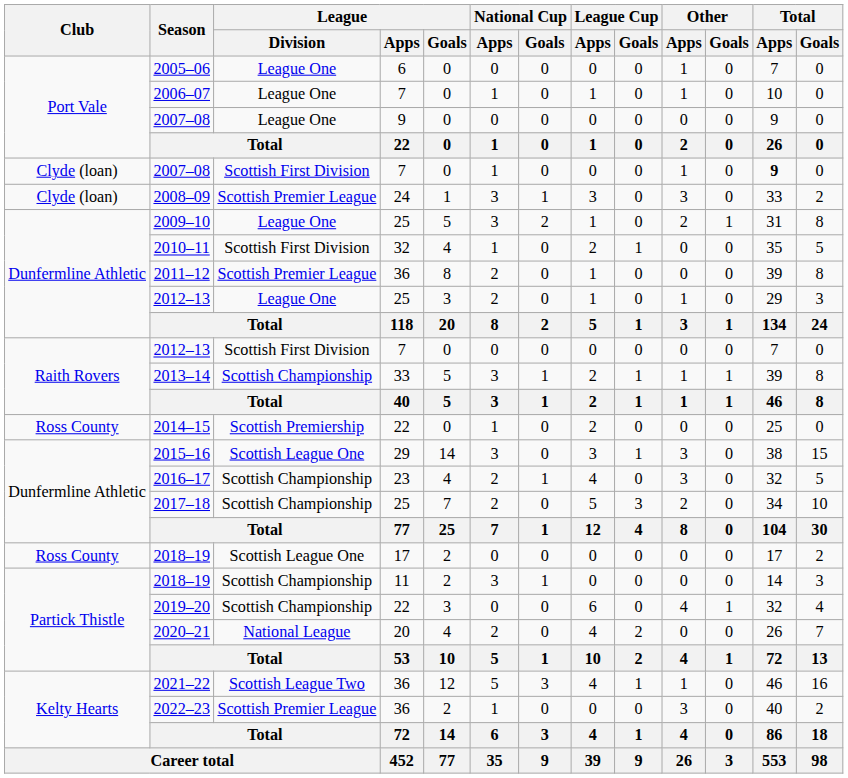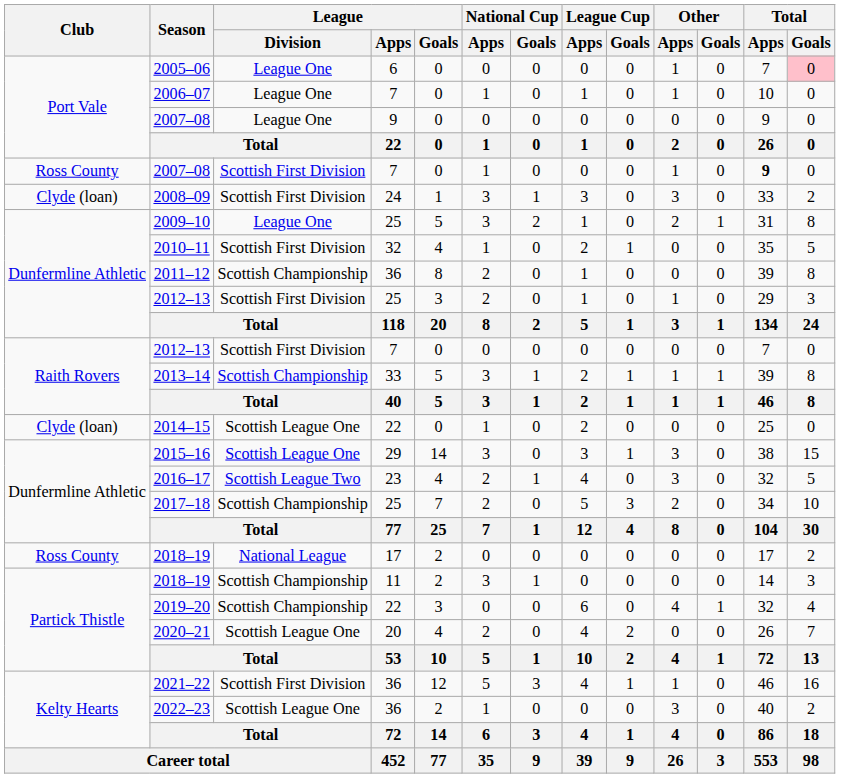(819, 68) no background -> (811, 68) pink background
(77, 171) Clyde (loan) -> (77, 171) Ross County
(297, 196) Scottish Premier League -> (293, 196) Scottish First Division
(297, 273) Scottish Premier League -> (293, 273) Scottish Championship
(297, 299) League One -> (293, 299) Scottish First Division
(77, 427) Ross County -> (77, 427) Clyde (loan)
(297, 427) Scottish Premiership -> (293, 427) Scottish League One
(297, 478) Scottish Championship -> (293, 478) Scottish League Two
(297, 555) Scottish League One -> (293, 555) National League
(297, 632) National League -> (293, 632) Scottish League One
(297, 683) Scottish League Two -> (293, 683) Scottish First Division
(297, 709) Scottish Premier League -> (293, 709) Scottish League One
